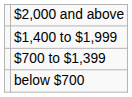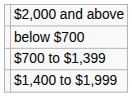rows swapped: (66, 37) <-> (49, 80)
